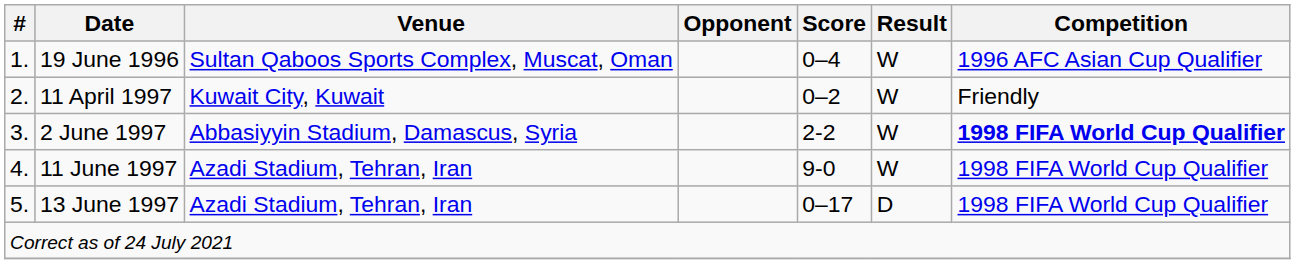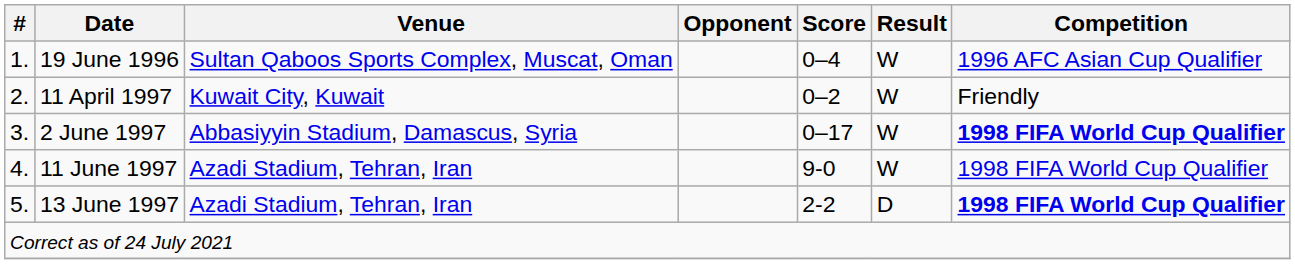(819, 132) 2-2 -> (828, 132) 0–17
(828, 205) 0–17 -> (819, 205) 2-2
(1113, 205) normal -> (1121, 205) bold
